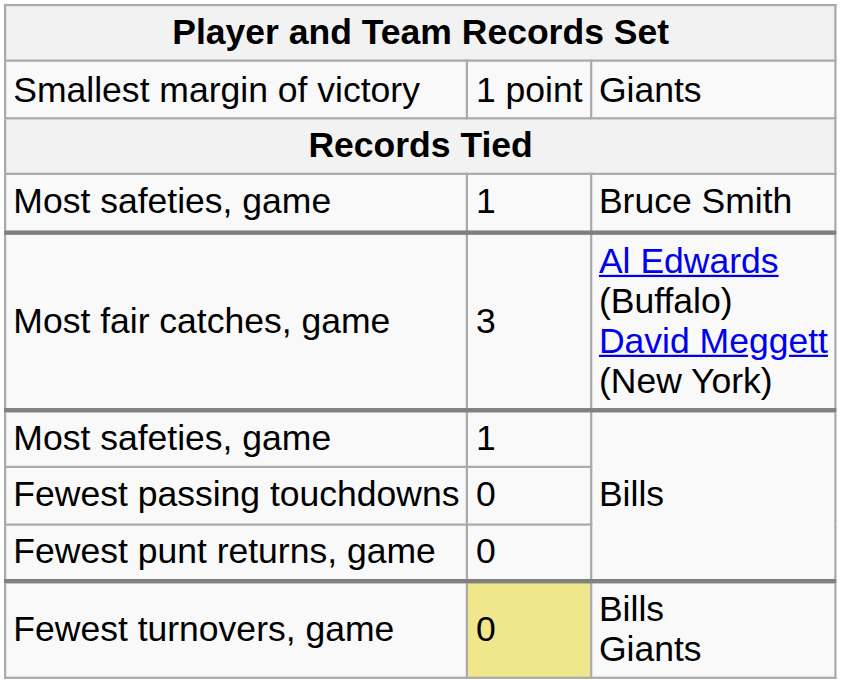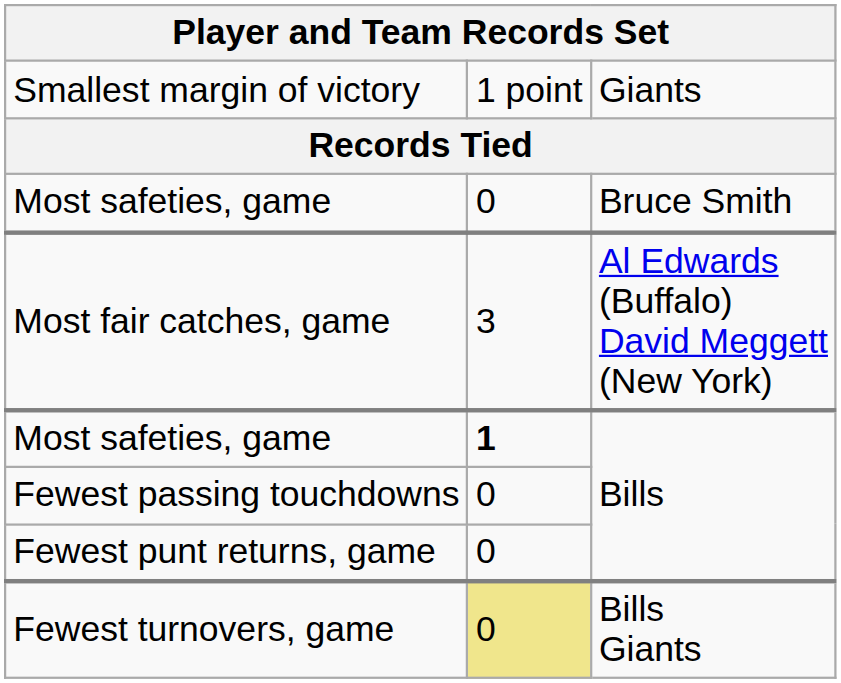(486, 201) 1 -> (486, 201) 0
(486, 438) normal -> (486, 438) bold
